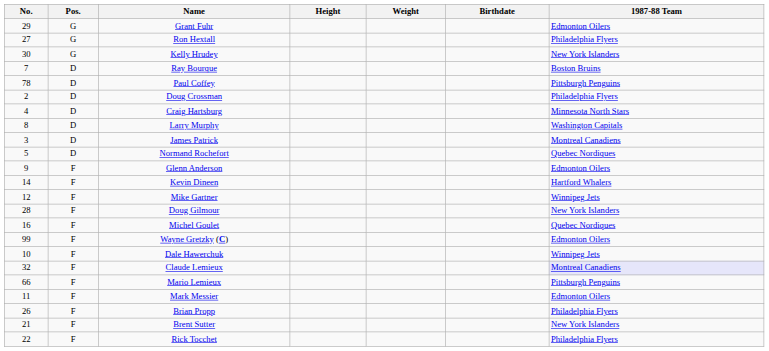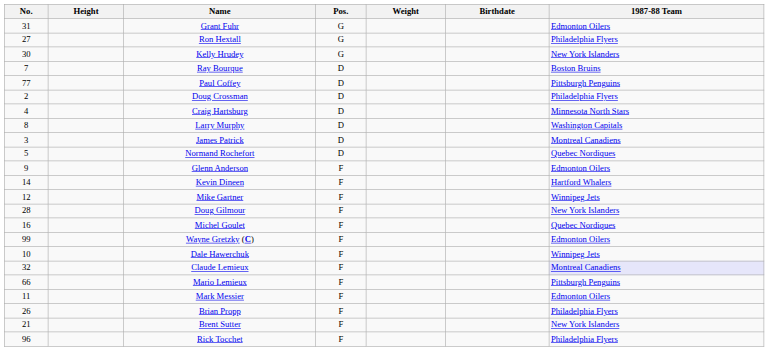columns swapped: (73, 12) <-> (328, 12)
(26, 26) 29 -> (26, 26) 31
(26, 83) 78 -> (26, 83) 77
(26, 339) 22 -> (26, 339) 96
